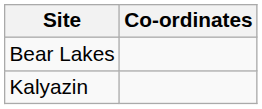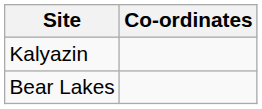rows swapped: (49, 86) <-> (62, 53)
